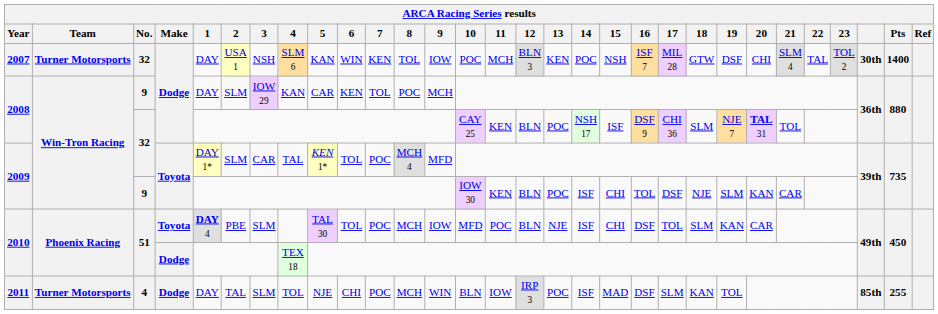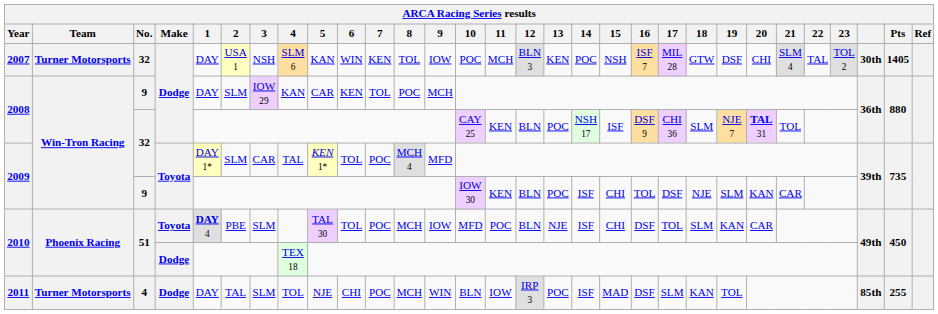(898, 59) 1400 -> (898, 59) 1405
